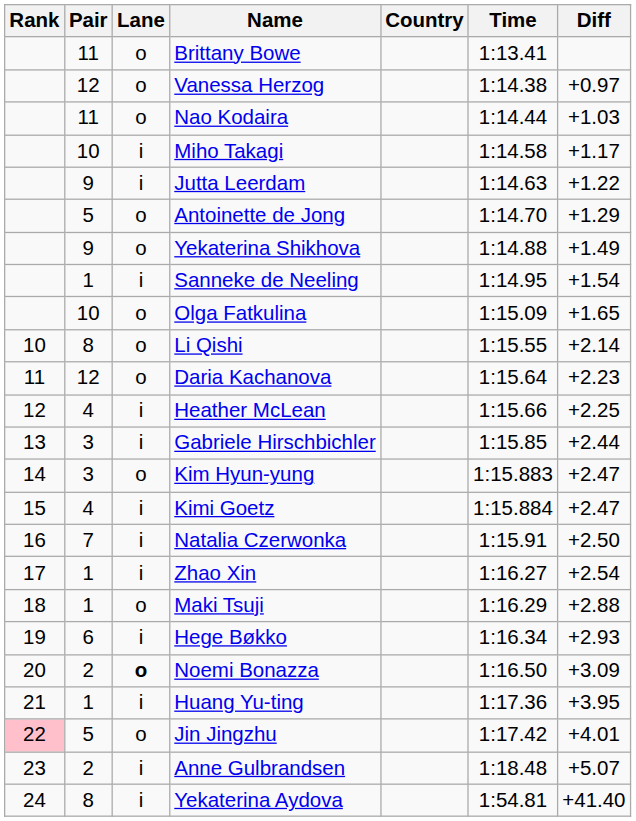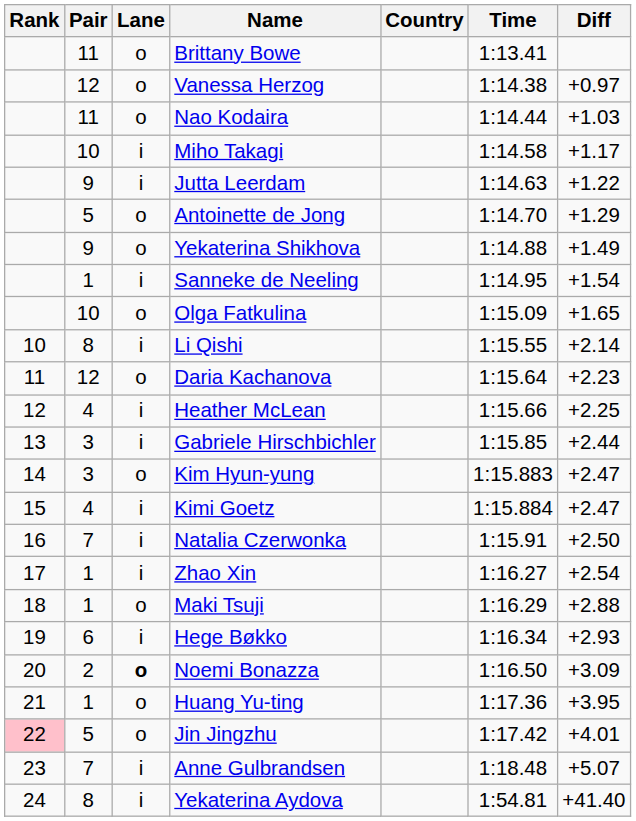(141, 345) o -> (141, 345) i
(141, 702) i -> (141, 702) o
(88, 767) 2 -> (88, 767) 7
